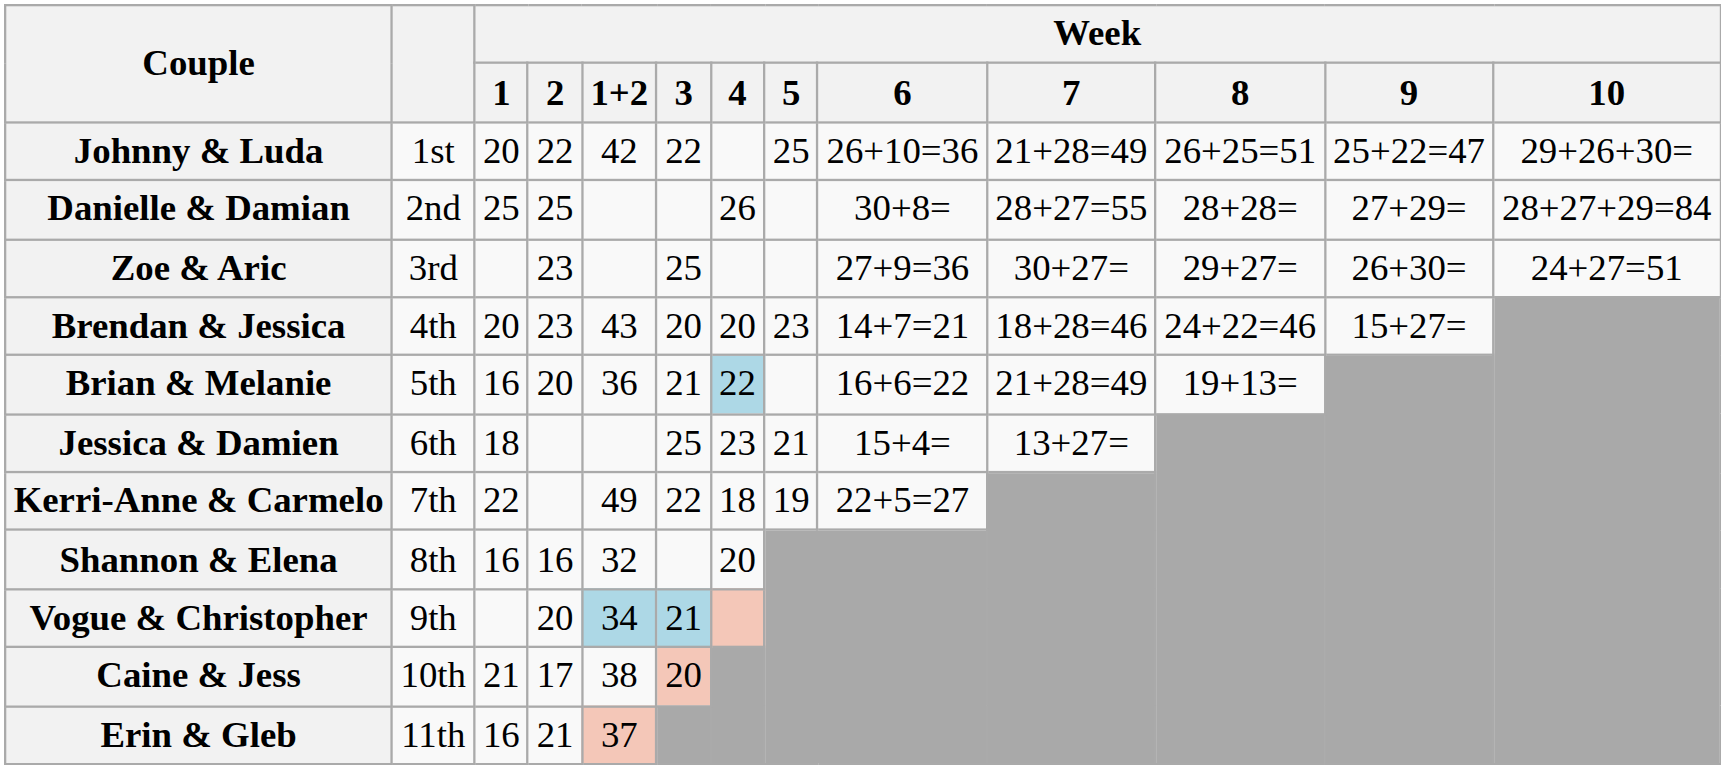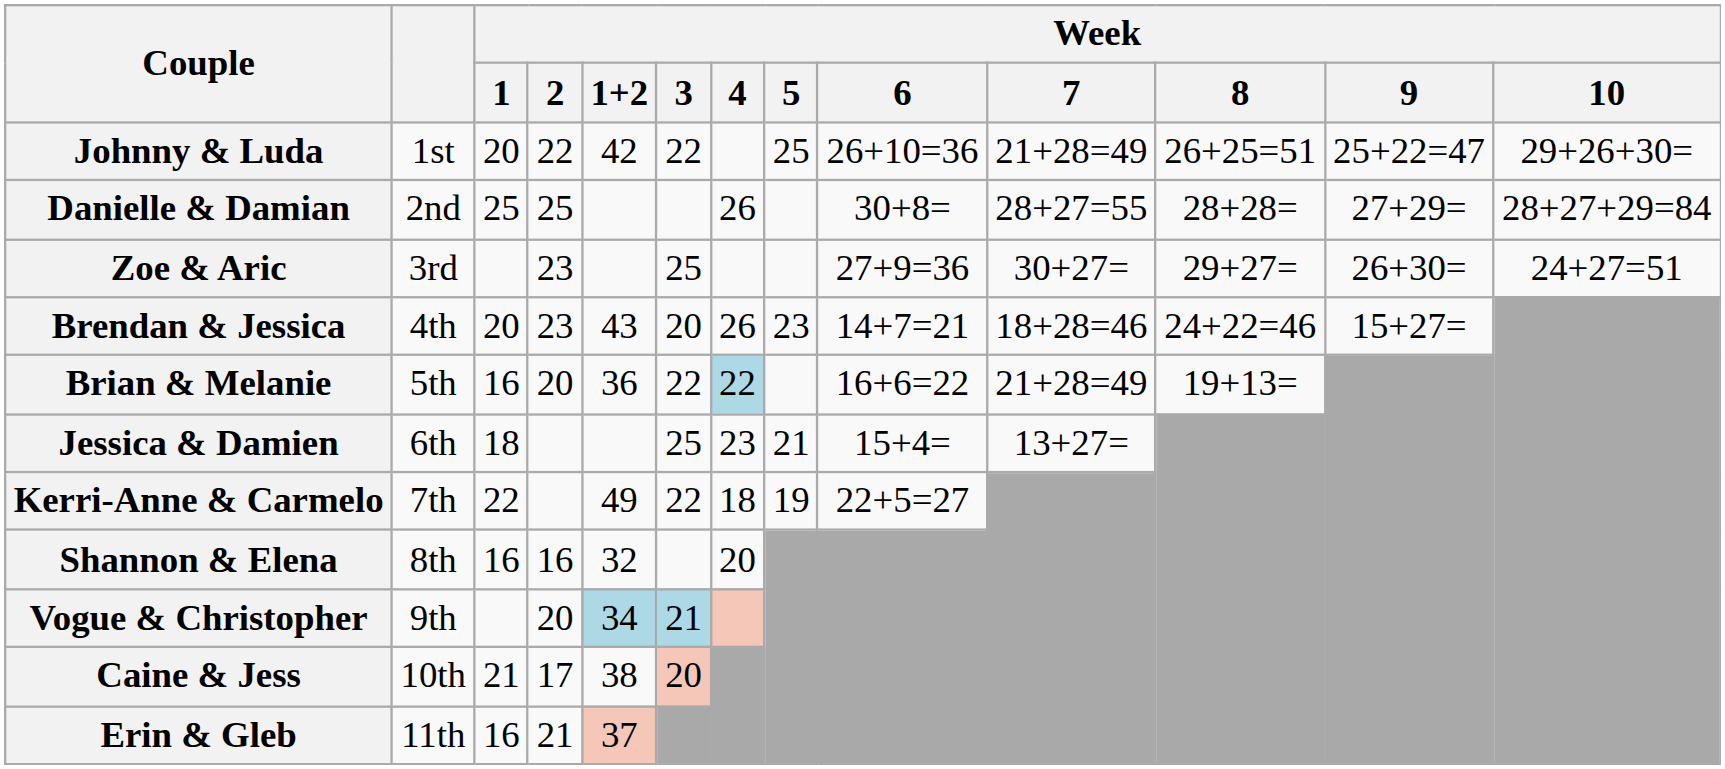(737, 325) 20 -> (737, 325) 26
(684, 383) 21 -> (684, 383) 22
